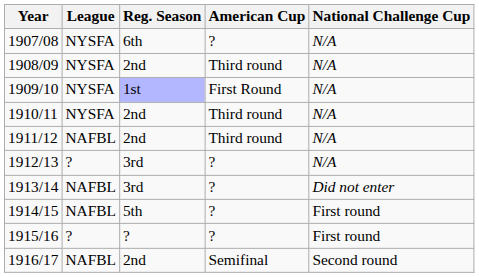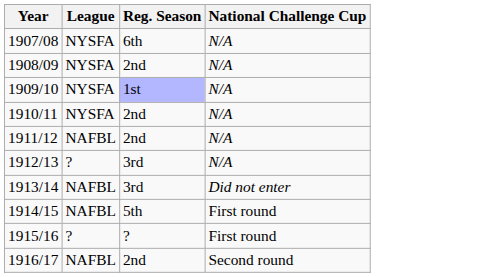- column: (257, 16)
